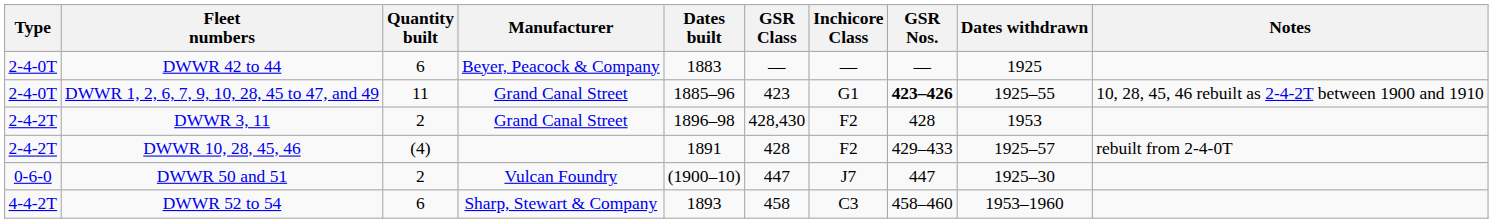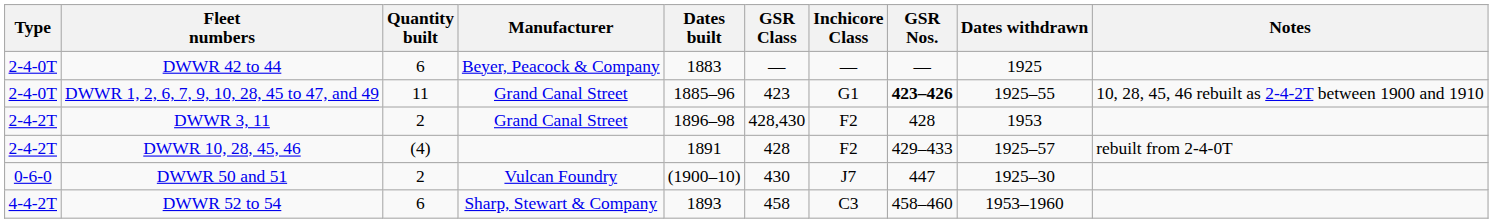(777, 176) 447 -> (777, 176) 430
